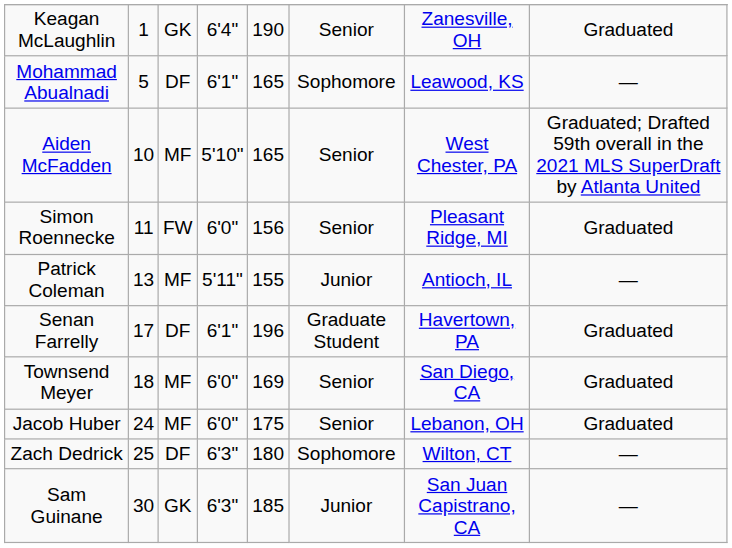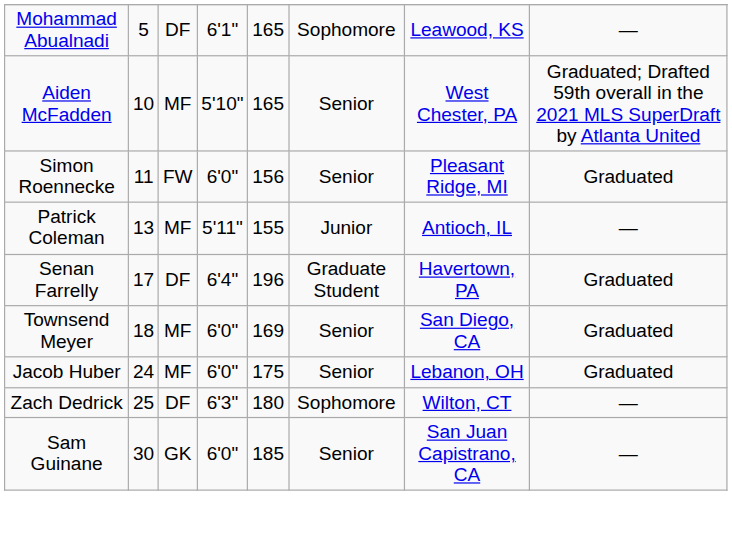- row: (67, 30)
(222, 331) 6'1" -> (222, 279) 6'4"
(222, 505) 6'3" -> (222, 453) 6'0"
(346, 505) Junior -> (346, 453) Senior
